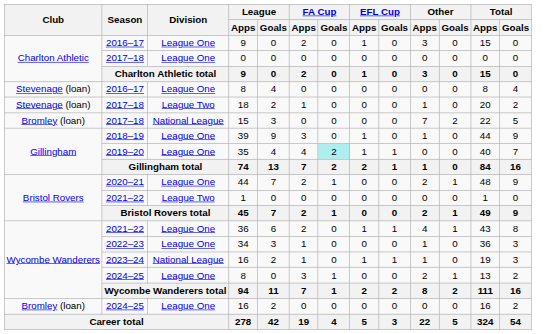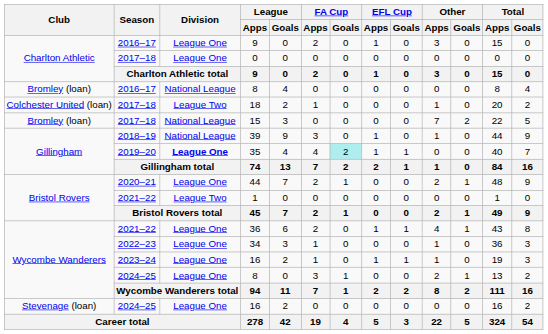(53, 89) Stevenage (loan) -> (59, 89) Bromley (loan)
(188, 89) League One -> (200, 89) National League
(53, 105) Stevenage (loan) -> (59, 105) Colchester United (loan)
(188, 136) League One -> (200, 136) National League
(188, 151) normal -> (200, 151) bold
(188, 259) National League -> (200, 259) League One
(53, 306) Bromley (loan) -> (59, 306) Stevenage (loan)
